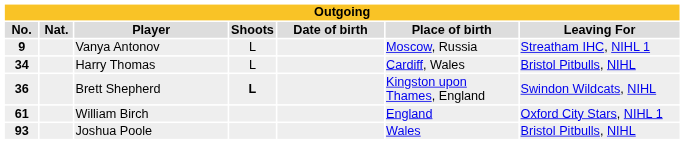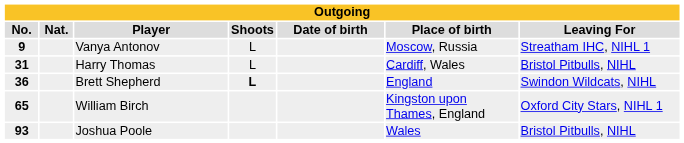(22, 64) 34 -> (22, 64) 31
(436, 89) Kingston upon Thames, England -> (409, 82) England
(22, 113) 61 -> (22, 106) 65
(409, 113) England -> (436, 106) Kingston upon Thames, England
